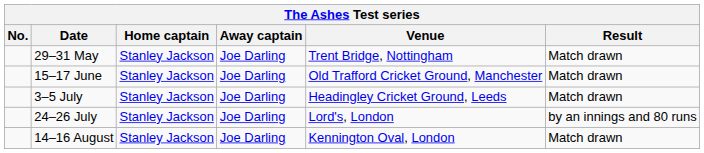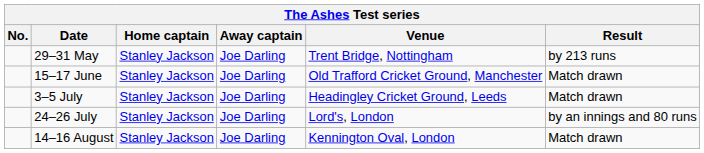(585, 55) Match drawn -> (582, 55) by 213 runs
